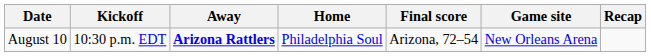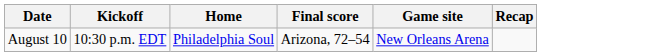- column: (224, 16)
